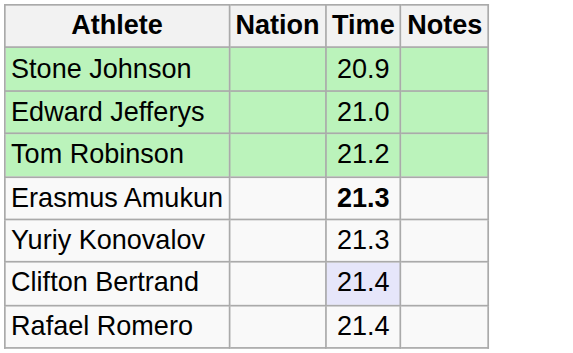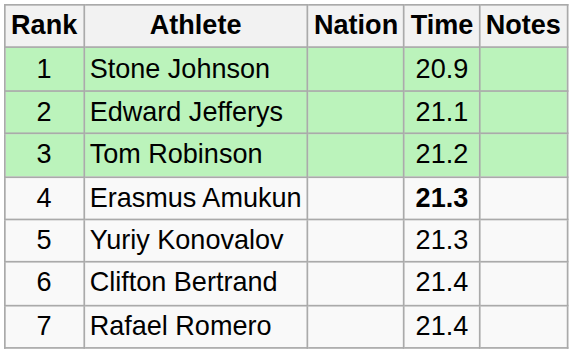+ column: (44, 25)
(363, 111) 21.0 -> (442, 111) 21.1
(363, 283) lavender background -> (442, 283) no background
